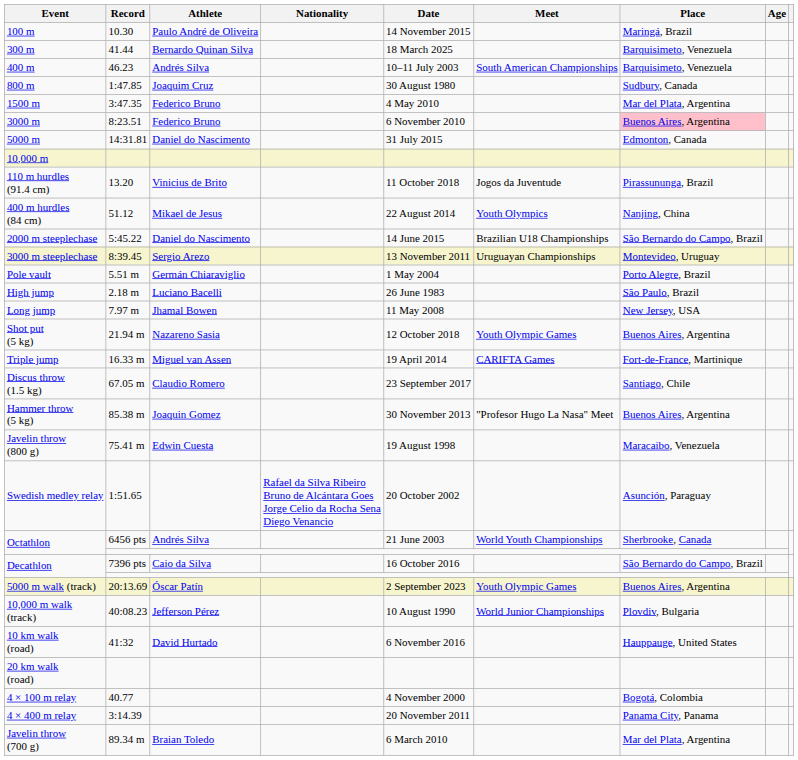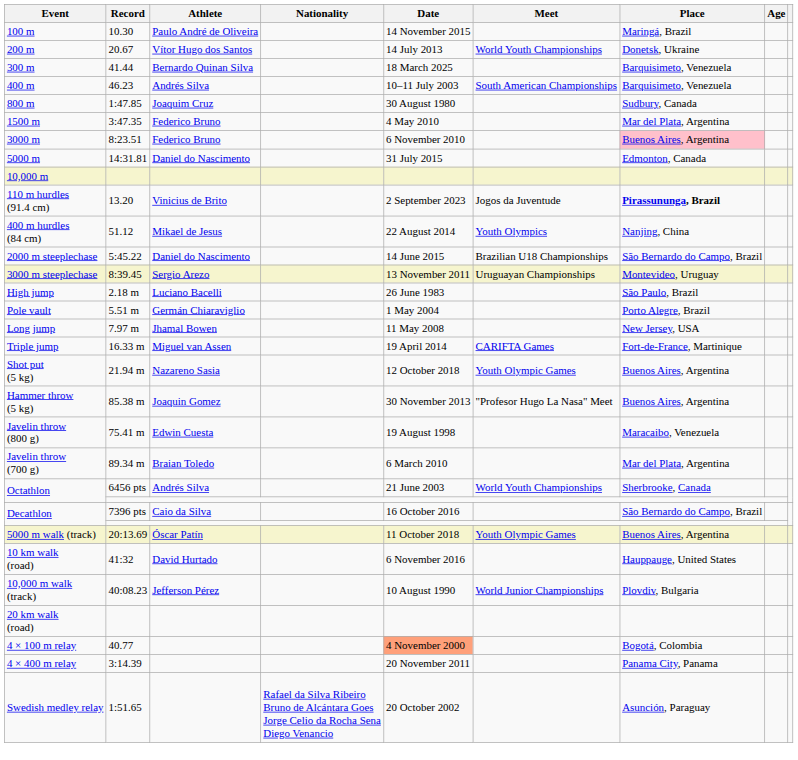+ row: (21, 49)
(423, 182) 11 October 2018 -> (426, 200) 2 September 2023
(668, 182) normal -> (671, 200) bold
rows swapped: (30, 292) <-> (29, 274)
rows swapped: (33, 359) <-> (25, 334)
- row: (36, 383)
rows swapped: (37, 740) <-> (55, 496)
(426, 586) 2 September 2023 -> (423, 534) 11 October 2018
rows swapped: (40, 611) <-> (33, 642)
(425, 697) no background -> (425, 645) lightsalmon background
